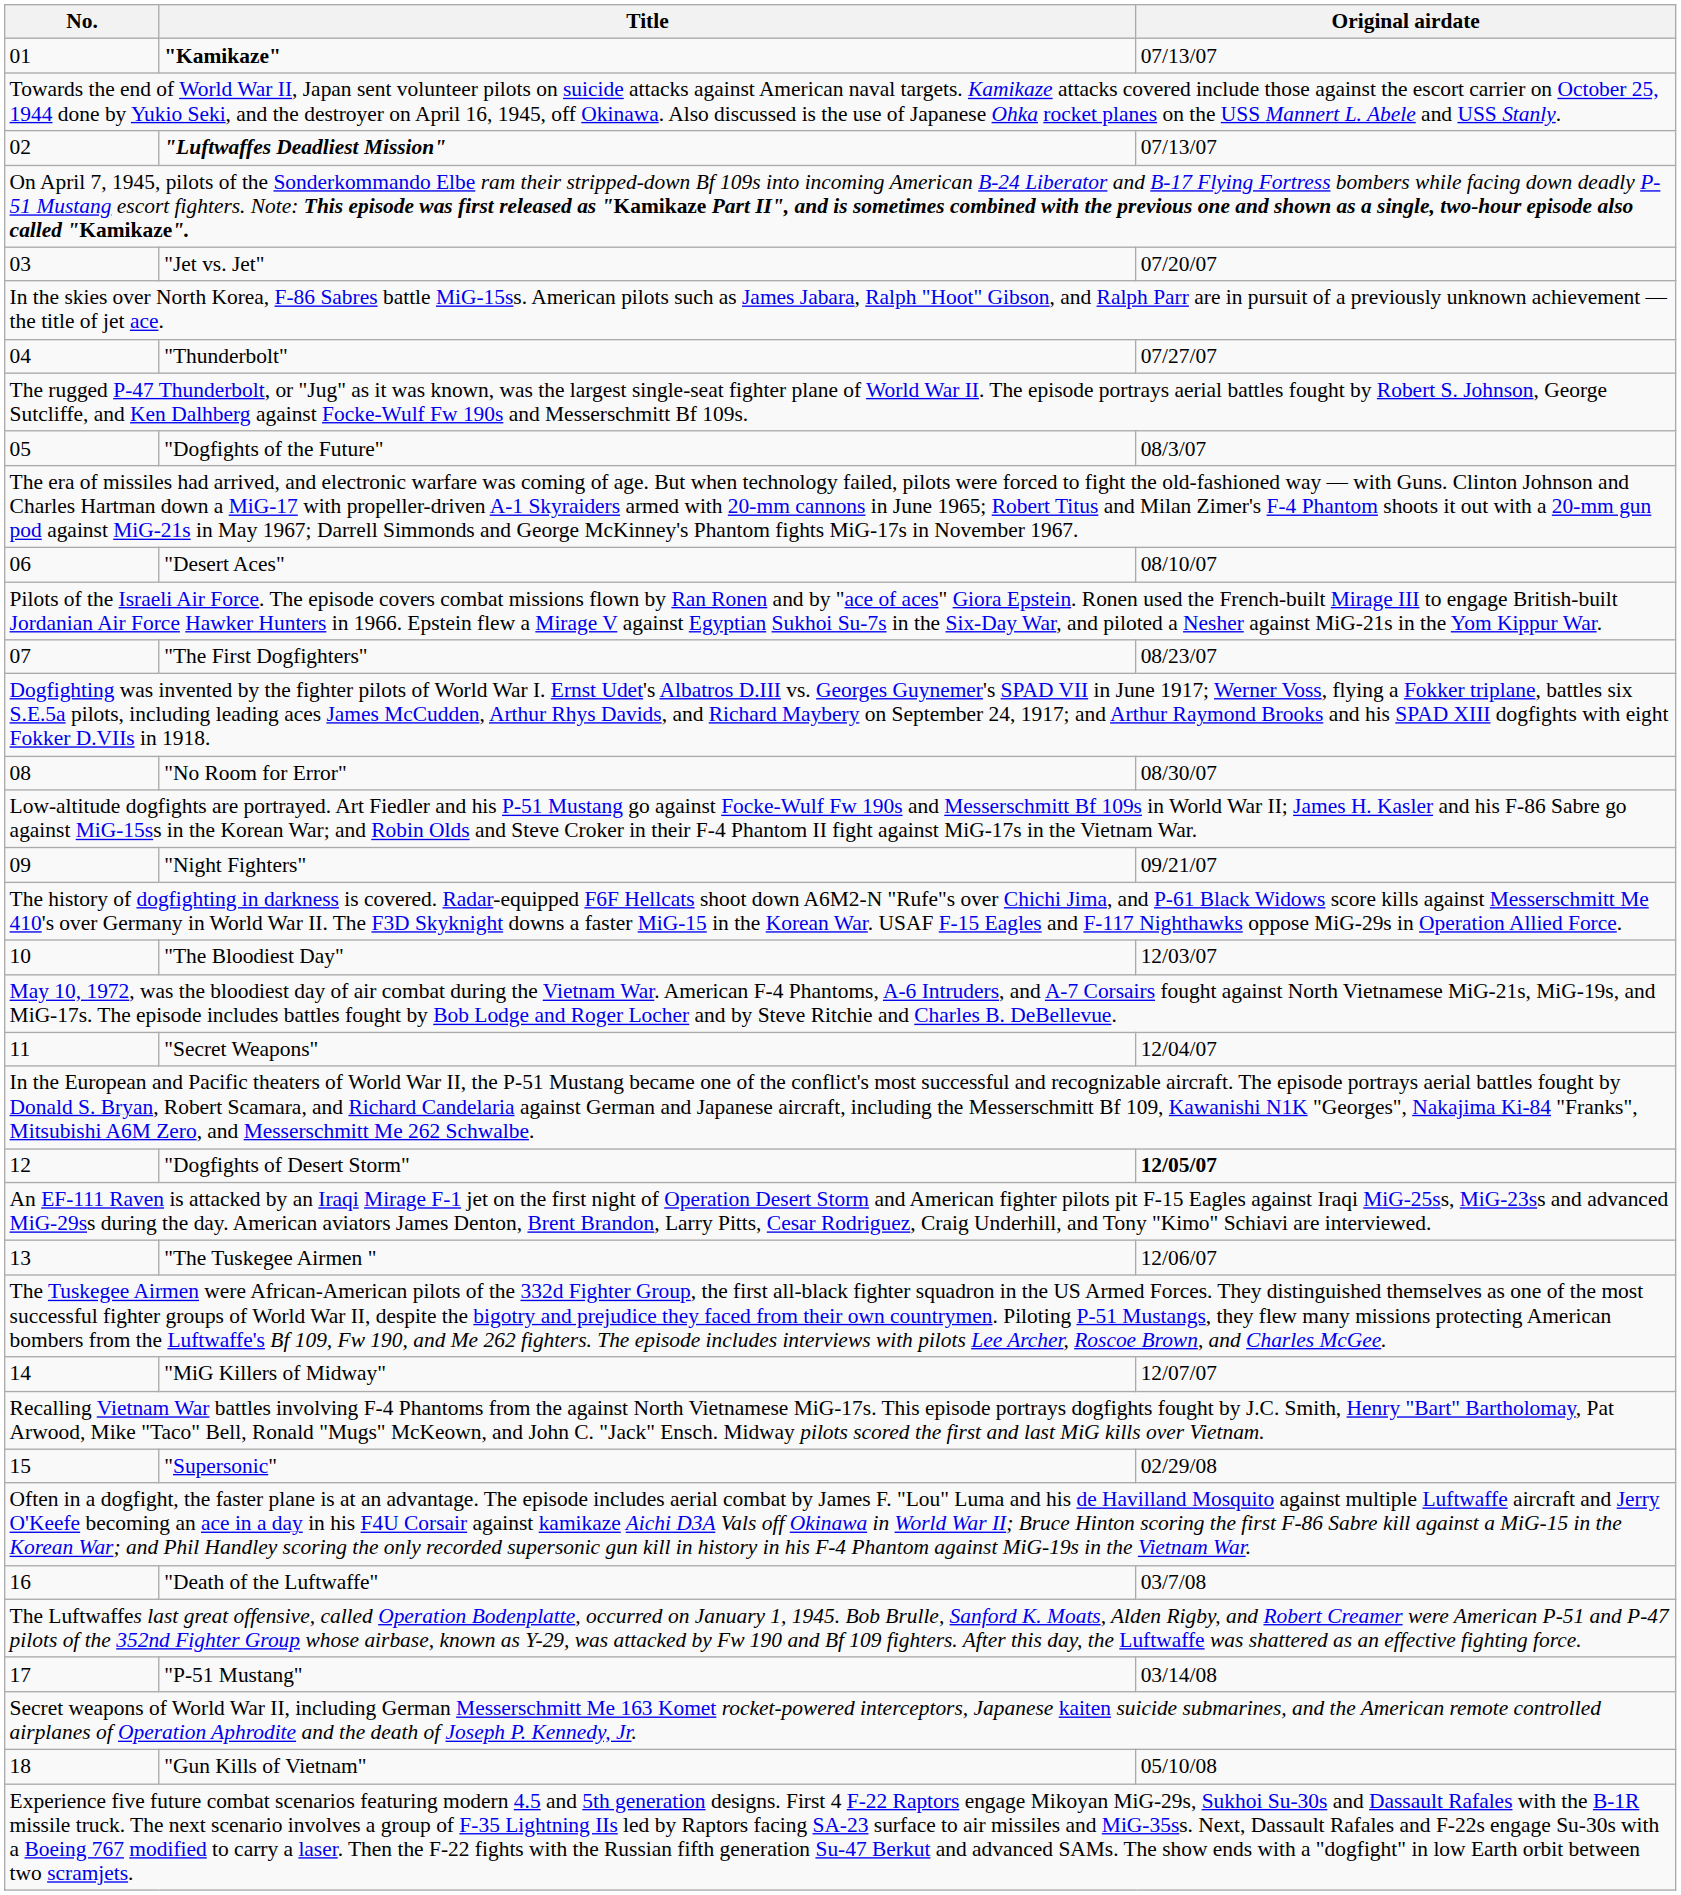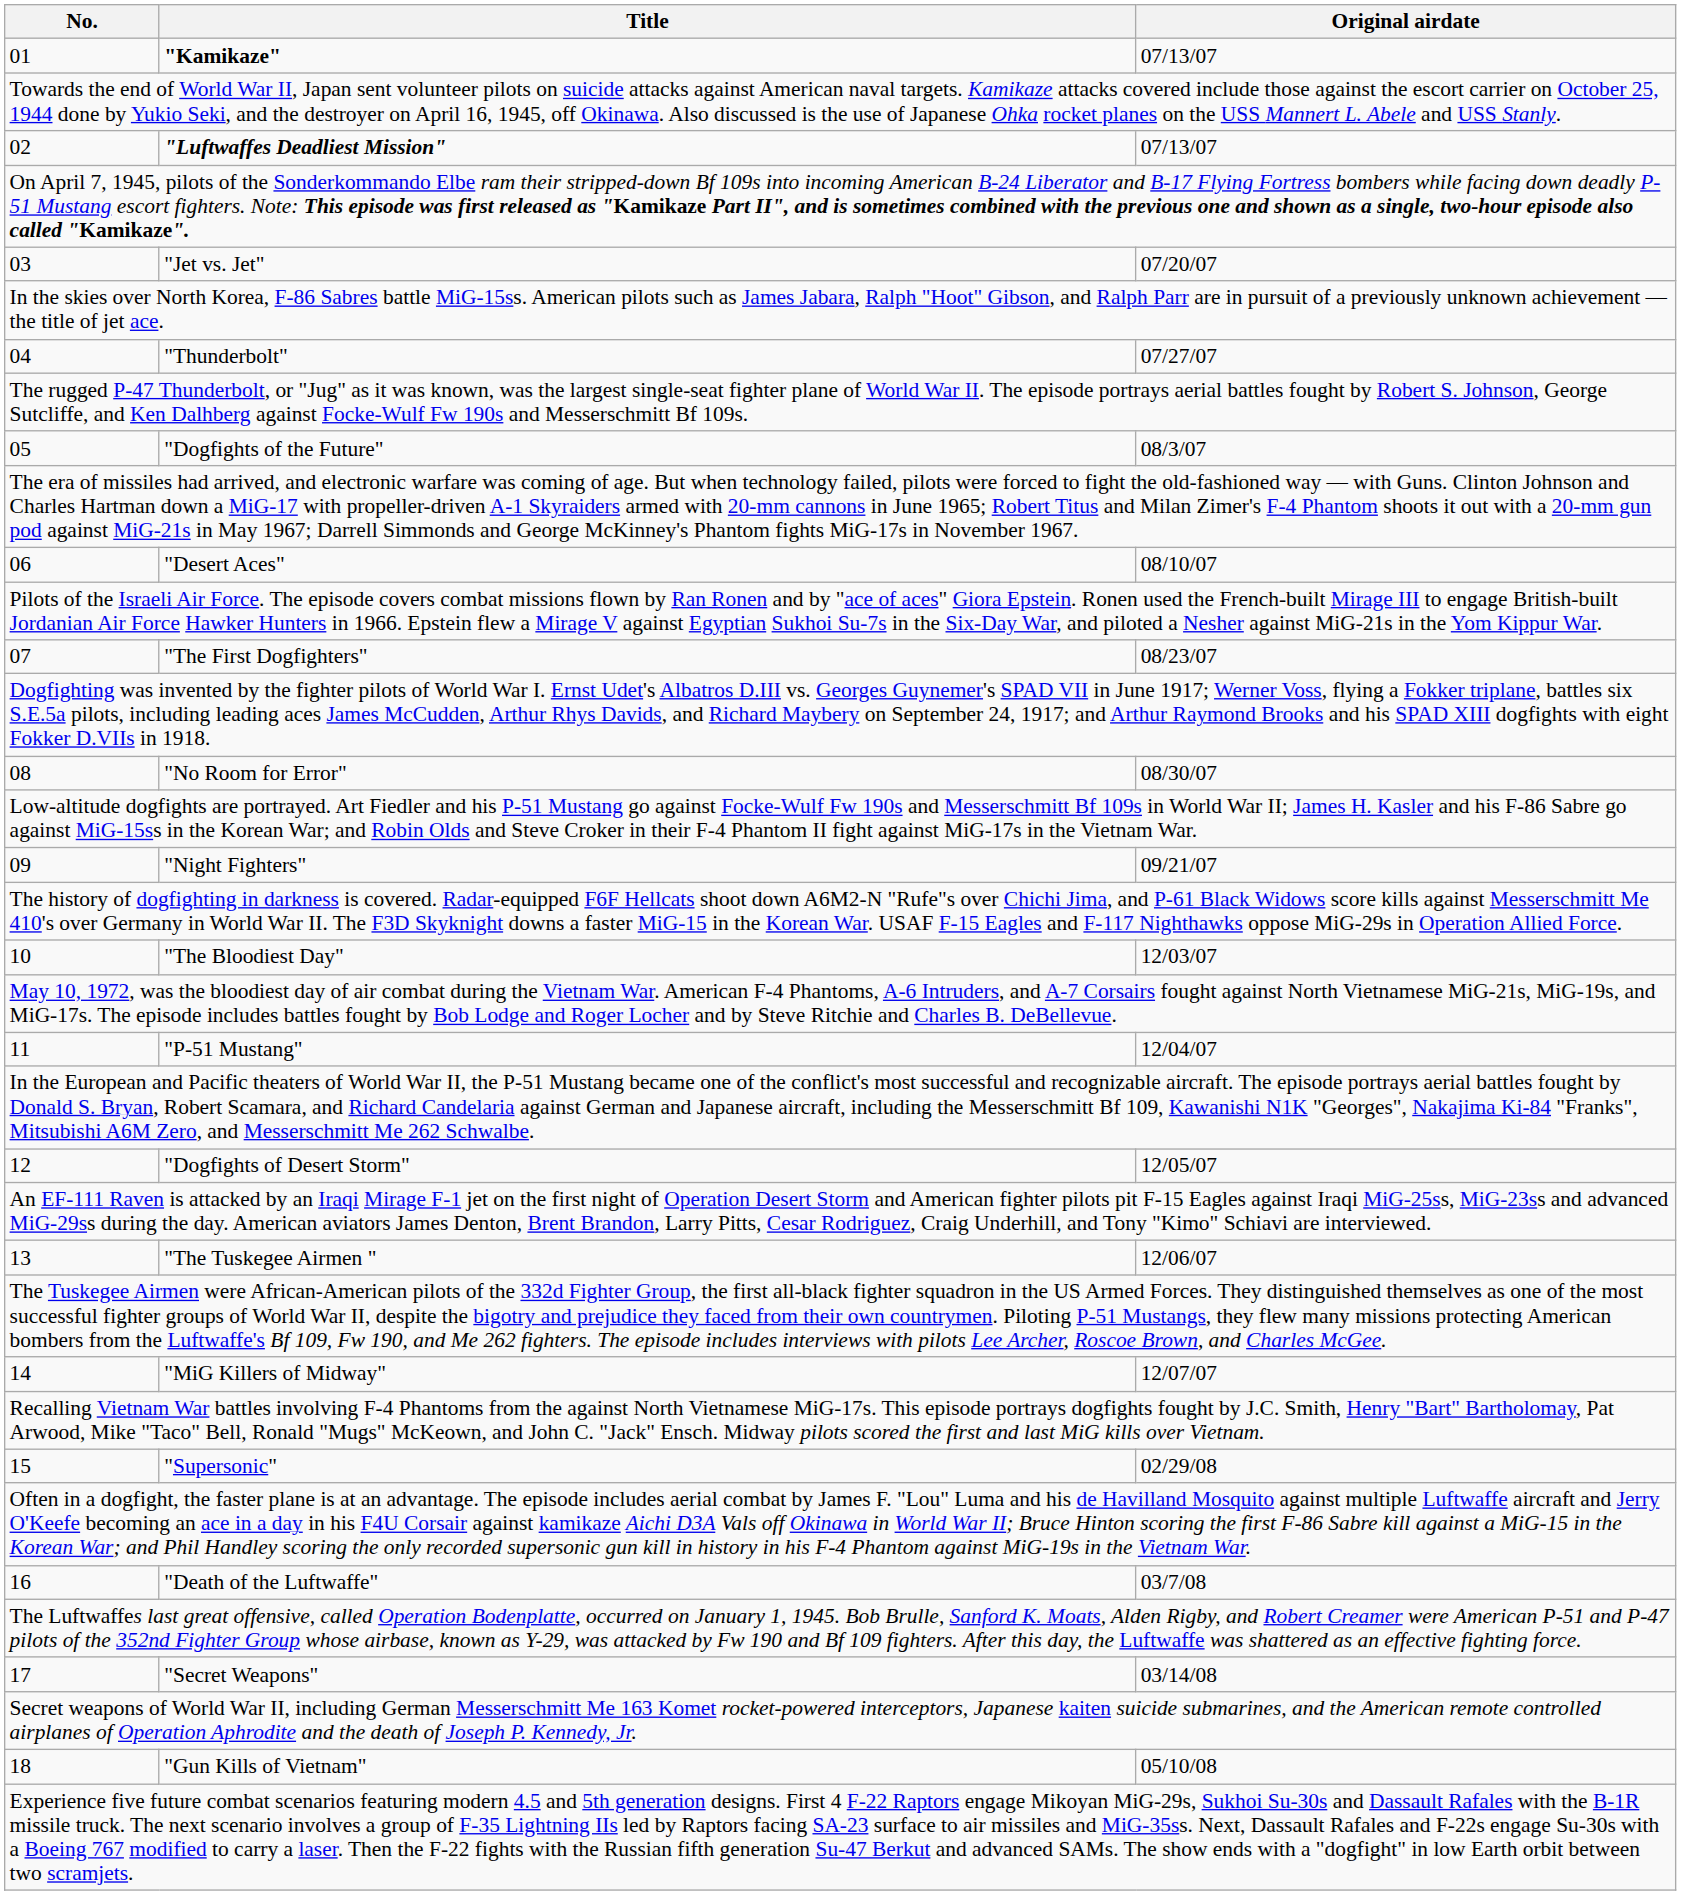(241, 1049) "Secret Weapons" -> (233, 1049) "P-51 Mustang"
(1179, 1165) bold -> (1179, 1165) normal
(233, 1674) "P-51 Mustang" -> (241, 1674) "Secret Weapons"
